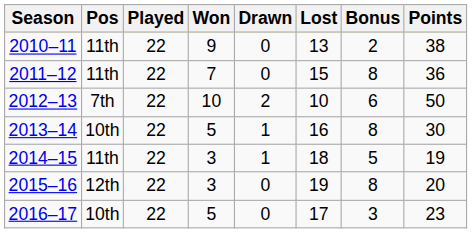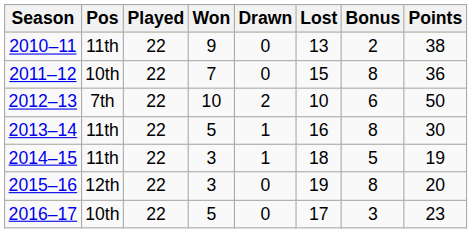(102, 74) 11th -> (102, 74) 10th
(102, 130) 10th -> (102, 130) 11th
